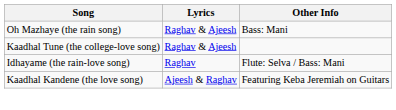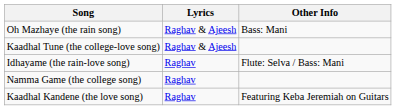+ row: (74, 80)
(201, 80) Ajeesh & Raghav -> (180, 97) Raghav
